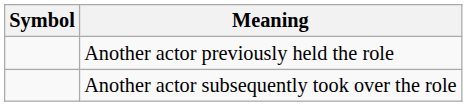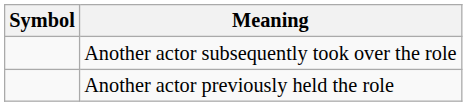rows swapped: (270, 85) <-> (239, 52)
